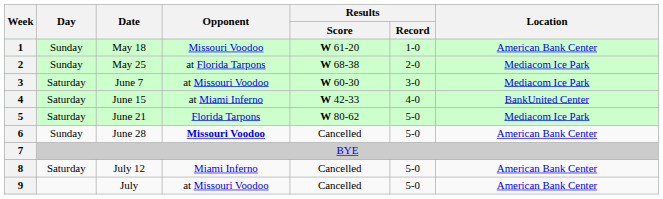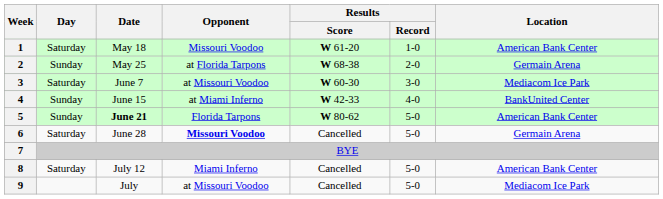(66, 47) Sunday -> (66, 47) Saturday
(547, 64) Mediacom Ice Park -> (547, 64) Germain Arena
(66, 99) Saturday -> (66, 99) Sunday
(66, 116) Saturday -> (66, 116) Sunday
(129, 116) normal -> (129, 116) bold
(547, 116) Mediacom Ice Park -> (547, 116) American Bank Center
(66, 133) Sunday -> (66, 133) Saturday
(547, 133) American Bank Center -> (547, 133) Germain Arena
(547, 185) American Bank Center -> (547, 185) Mediacom Ice Park
